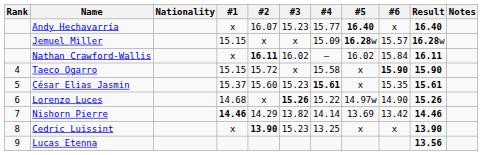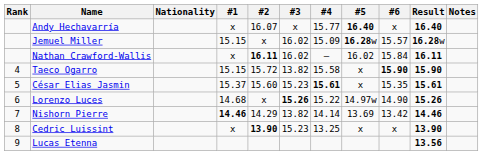(295, 26) 15.23 -> (295, 26) x
(295, 41) x -> (295, 41) 16.02
(295, 70) x -> (295, 70) 13.82
